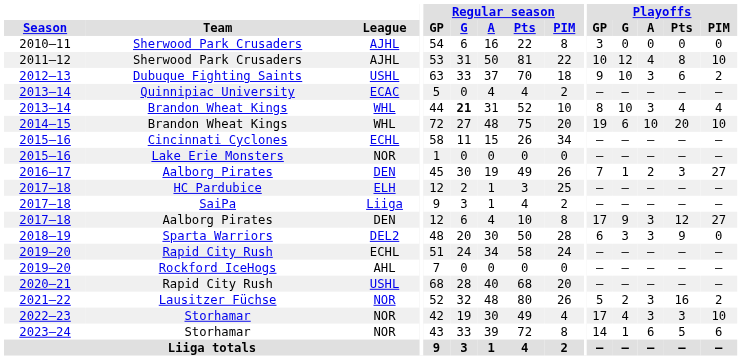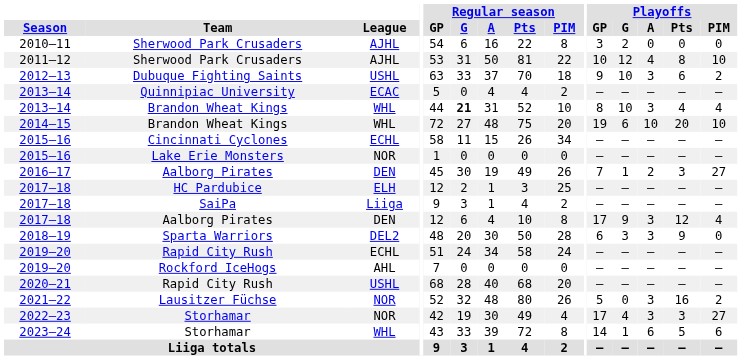(625, 44) 0 -> (625, 44) 2
(719, 220) 27 -> (719, 220) 4
(625, 300) 2 -> (625, 300) 0
(719, 316) 10 -> (719, 316) 27
(385, 332) NOR -> (385, 332) WHL
